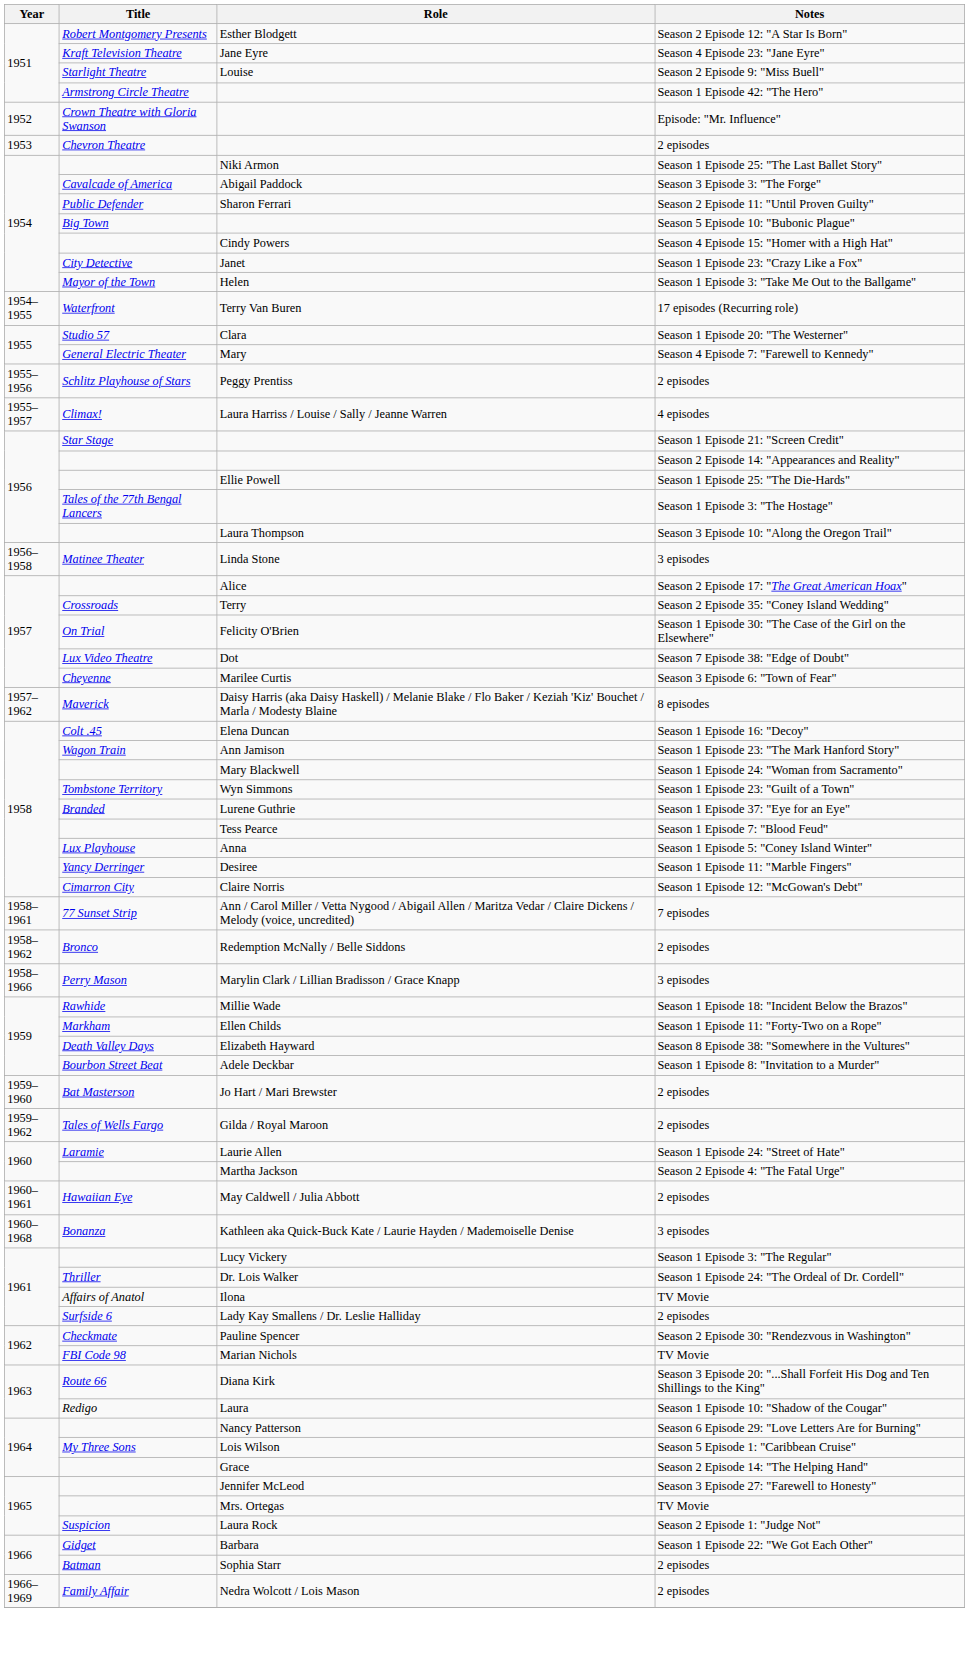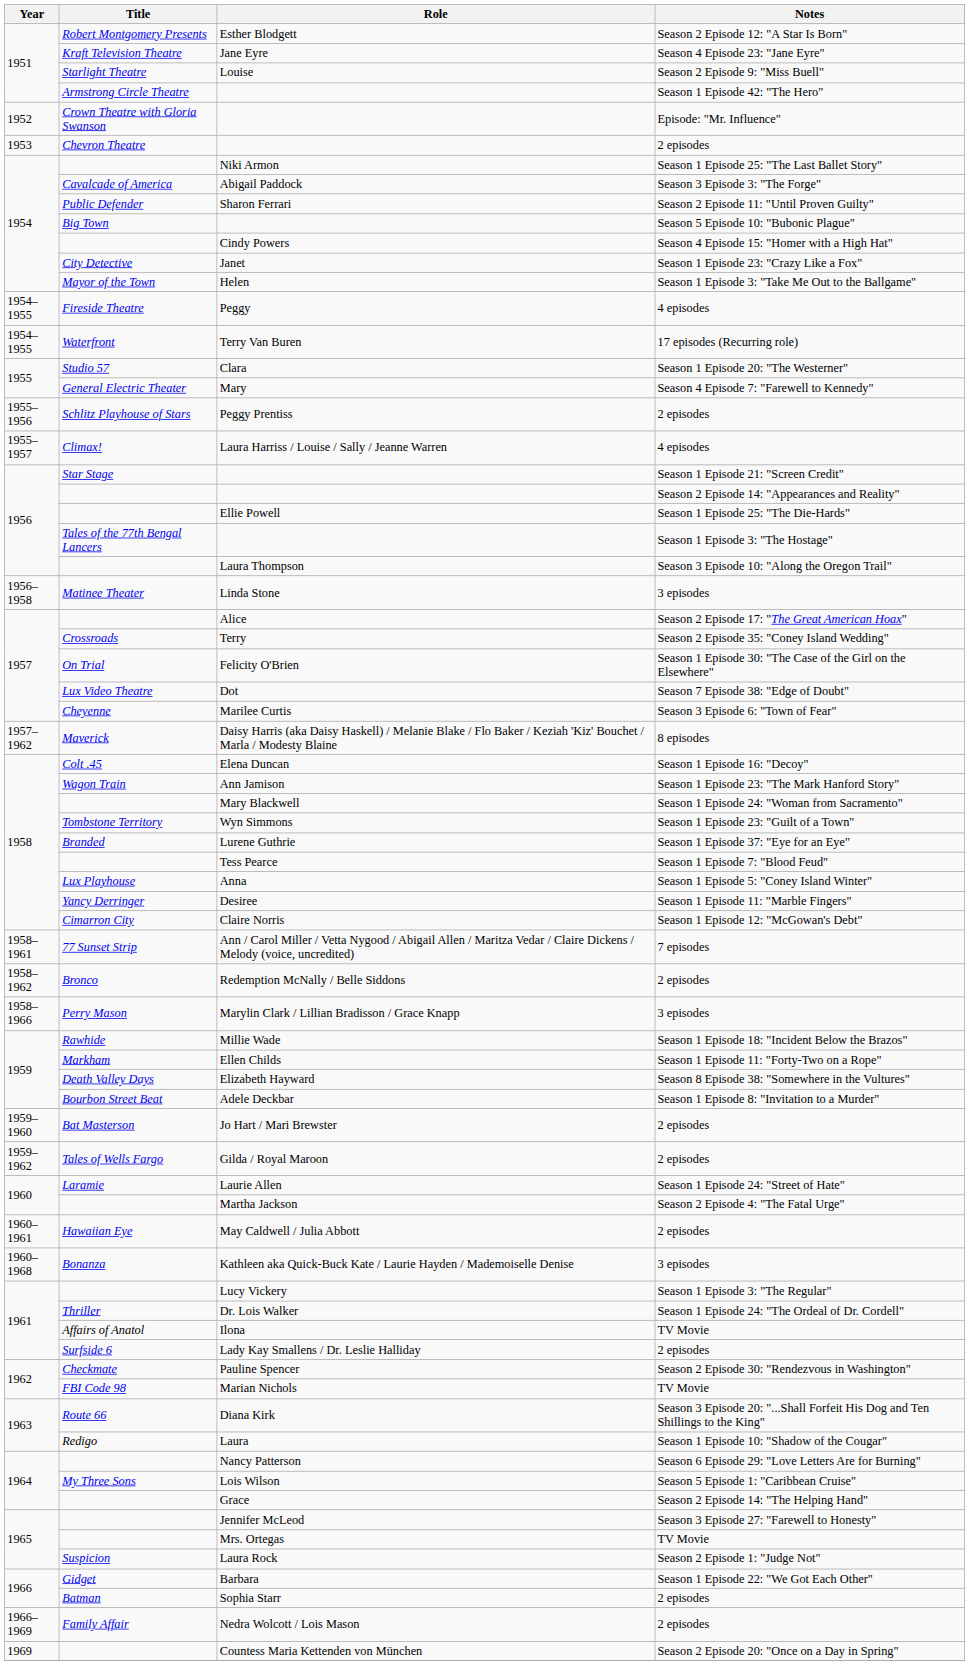+ row: (235, 308)
+ row: (321, 1651)
